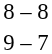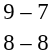rows swapped: (26, 42) <-> (26, 11)
